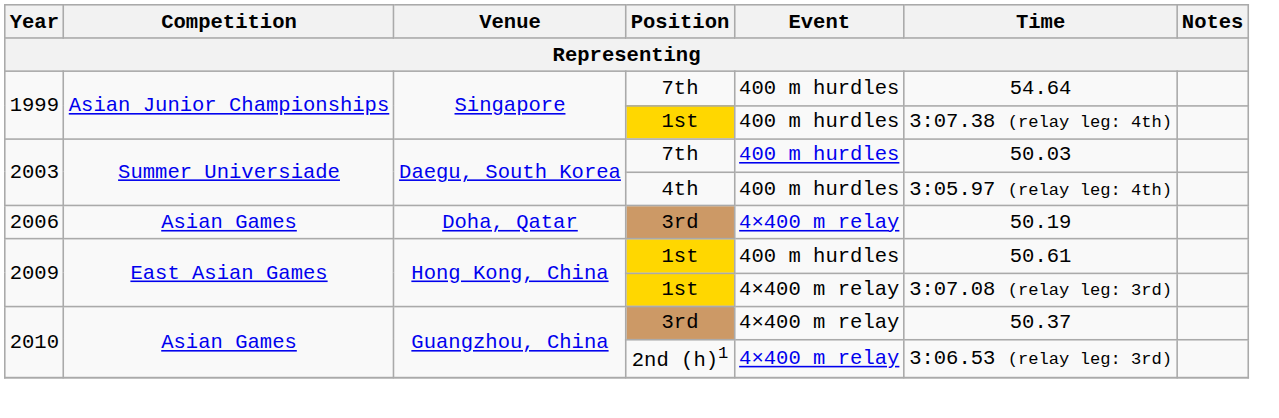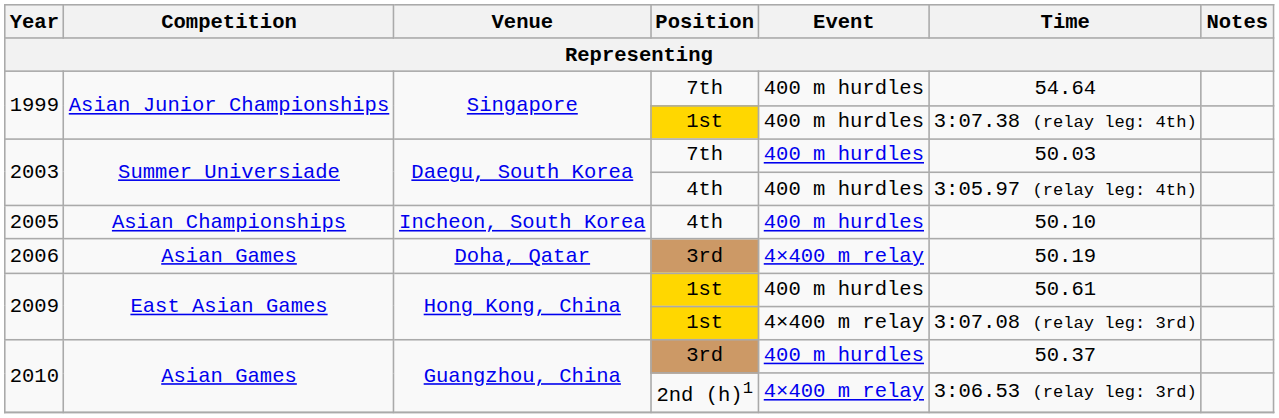+ row: (34, 222)
(819, 323) 4×400 m relay -> (844, 356) 400 m hurdles
